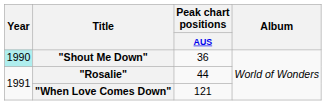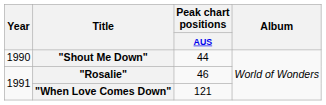(19, 58) paleturquoise background -> (19, 58) no background
(203, 58) 36 -> (203, 58) 44
(203, 74) 44 -> (203, 74) 46
